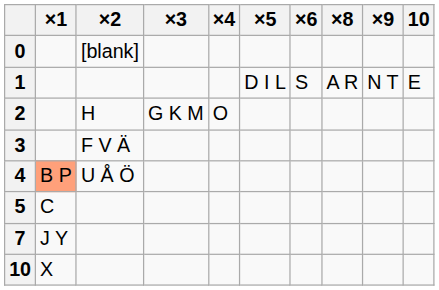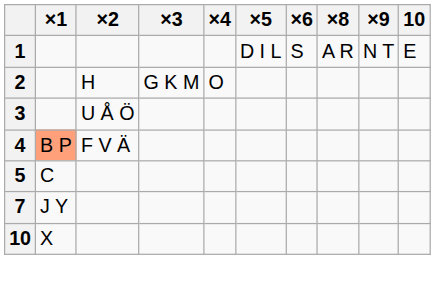- row: (20, 51)
(106, 144) F V Ä -> (108, 113) U Å Ö
(108, 176) U Å Ö -> (106, 144) F V Ä
